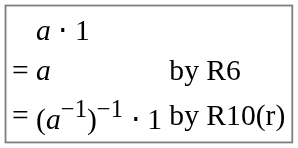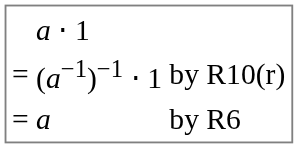rows swapped: (227, 115) <-> (205, 70)
